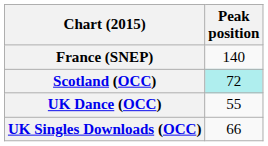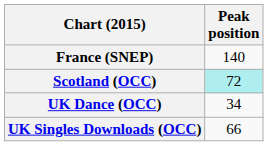(234, 104) 55 -> (234, 104) 34
